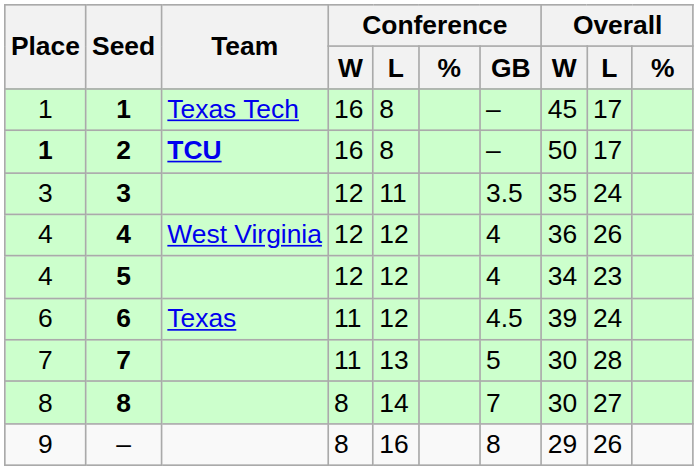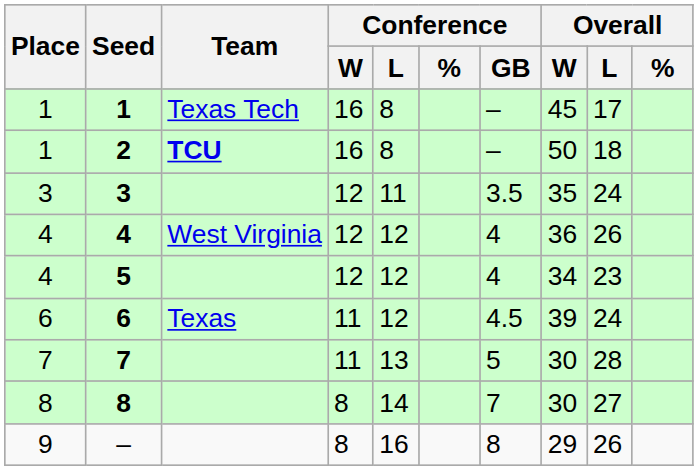(45, 151) bold -> (45, 151) normal
(608, 151) 17 -> (608, 151) 18
